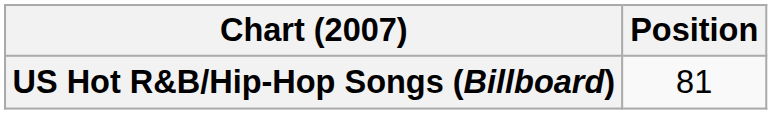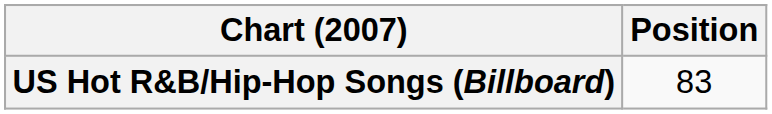(694, 81) 81 -> (694, 81) 83
